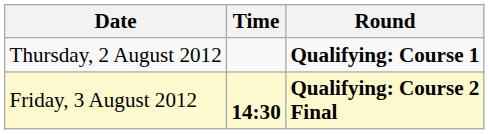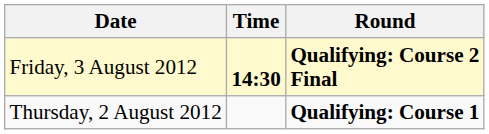rows swapped: (116, 54) <-> (103, 100)
